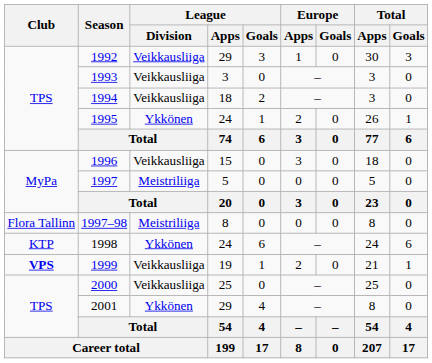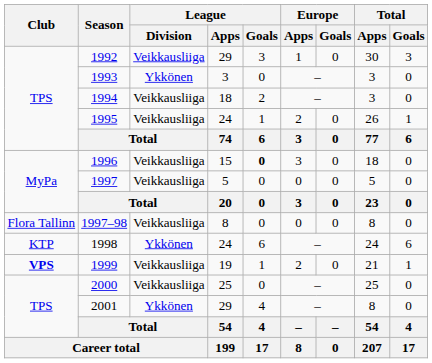(169, 77) Veikkausliiga -> (169, 77) Ykkönen
(169, 118) Ykkönen -> (169, 118) Veikkausliiga
(262, 160) normal -> (262, 160) bold
(169, 181) Meistriliiga -> (169, 181) Veikkausliiga
(169, 222) Meistriliiga -> (169, 222) Veikkausliiga
